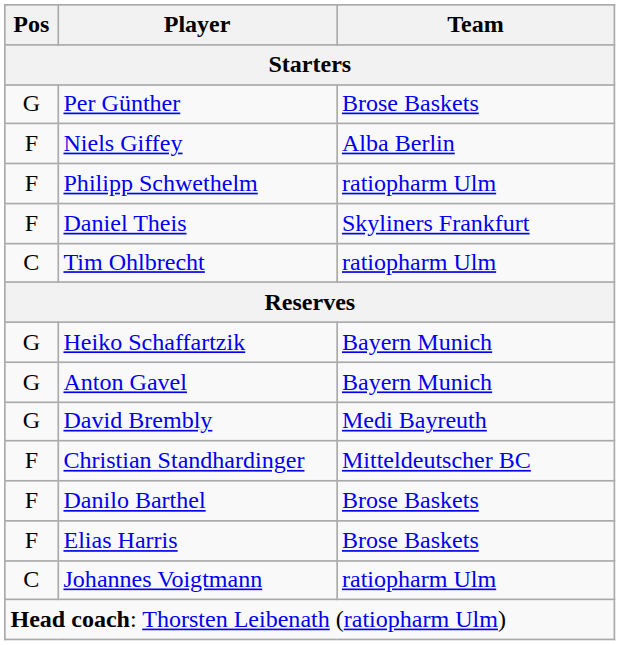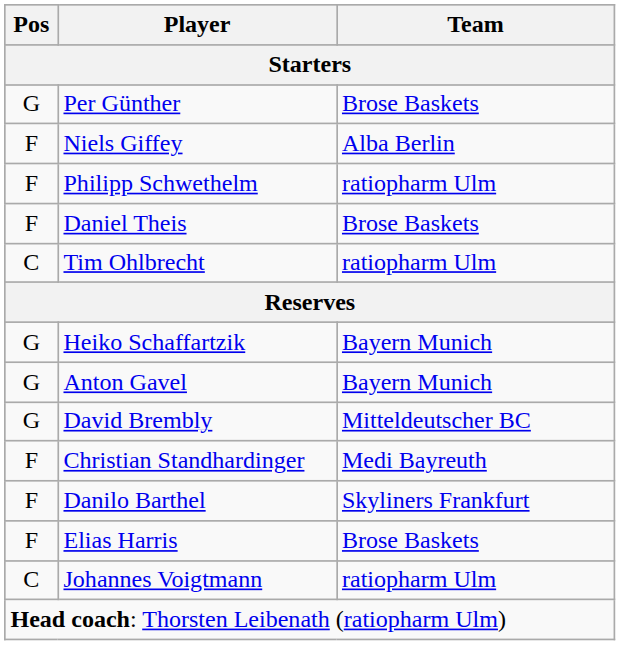(436, 223) Skyliners Frankfurt -> (410, 223) Brose Baskets
(414, 421) Medi Bayreuth -> (436, 421) Mitteldeutscher BC
(436, 461) Mitteldeutscher BC -> (414, 461) Medi Bayreuth
(410, 500) Brose Baskets -> (436, 500) Skyliners Frankfurt
